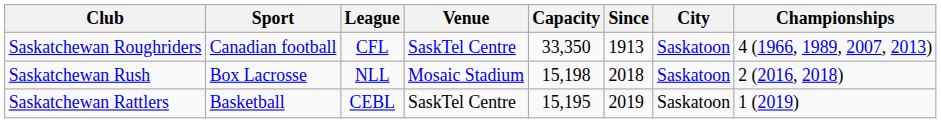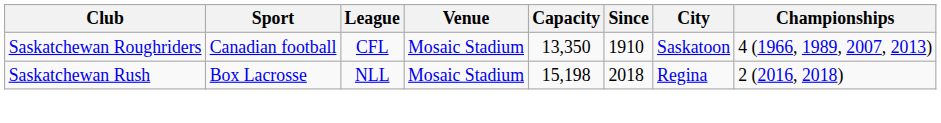(462, 46) SaskTel Centre -> (466, 46) Mosaic Stadium
(566, 46) 33,350 -> (566, 46) 13,350
(626, 46) 1913 -> (626, 46) 1910
(694, 74) Saskatoon -> (682, 74) Regina
- row: (89, 103)
